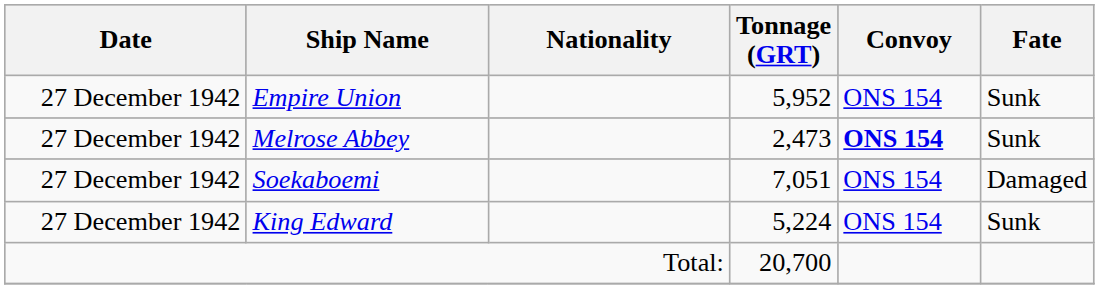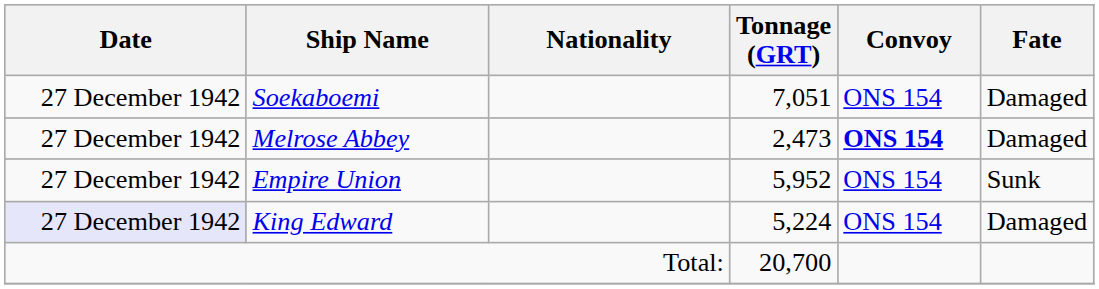rows swapped: (327, 96) <-> (316, 179)
(1014, 138) Sunk -> (1037, 138) Damaged
(141, 221) no background -> (141, 221) lavender background
(1014, 221) Sunk -> (1037, 221) Damaged
